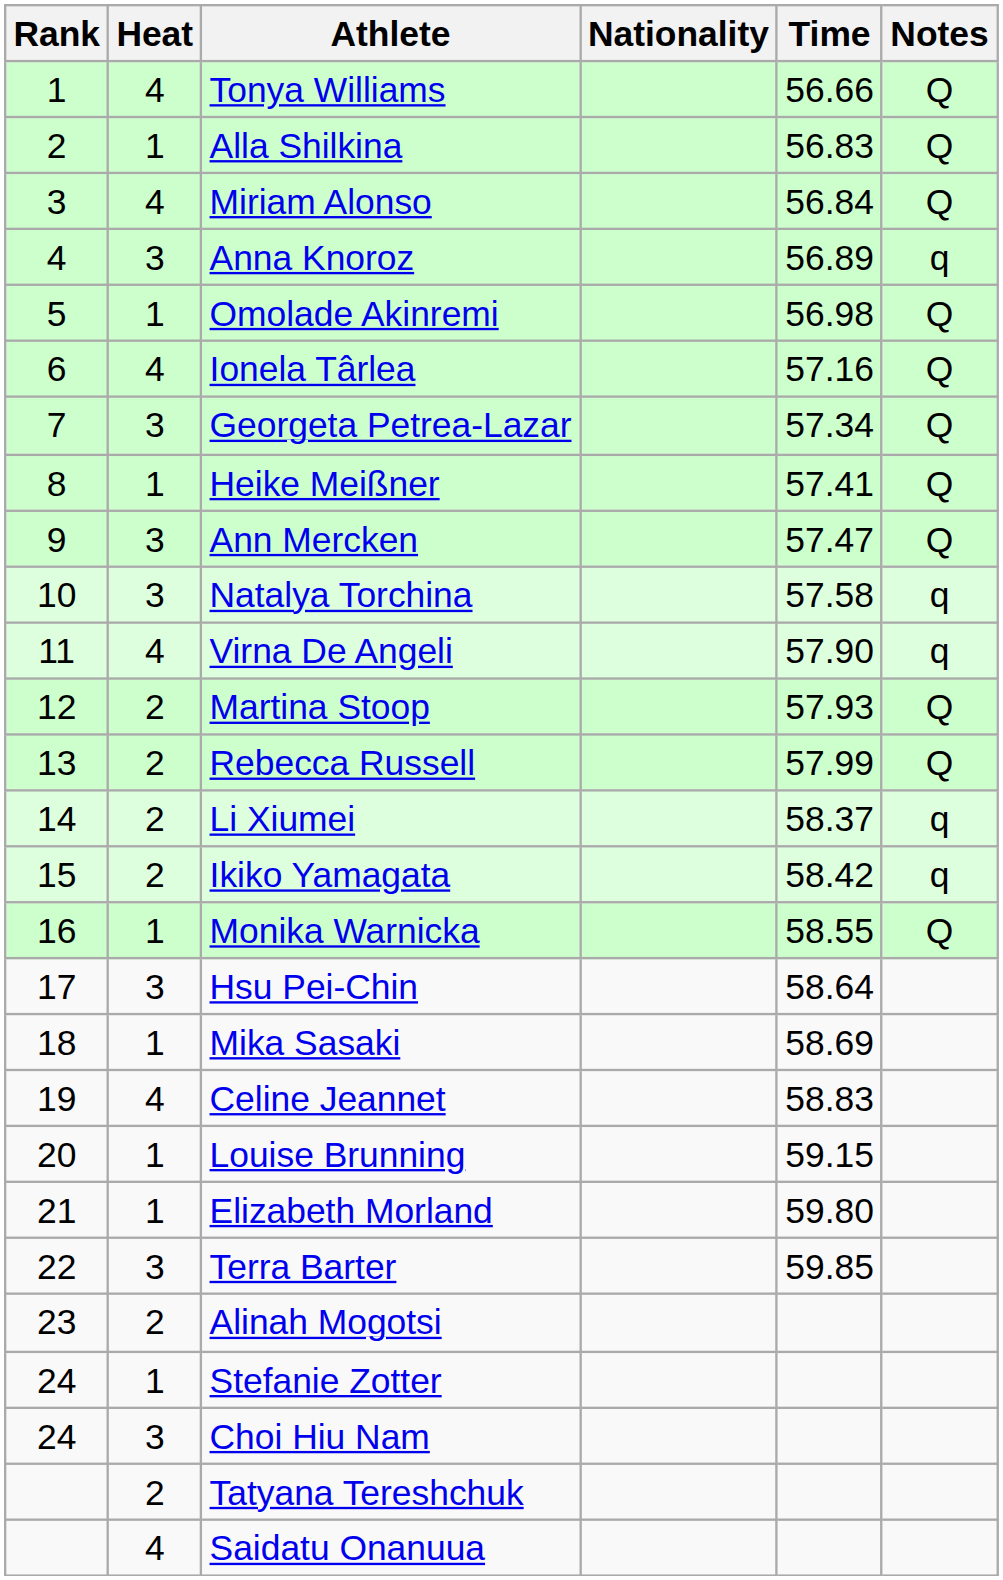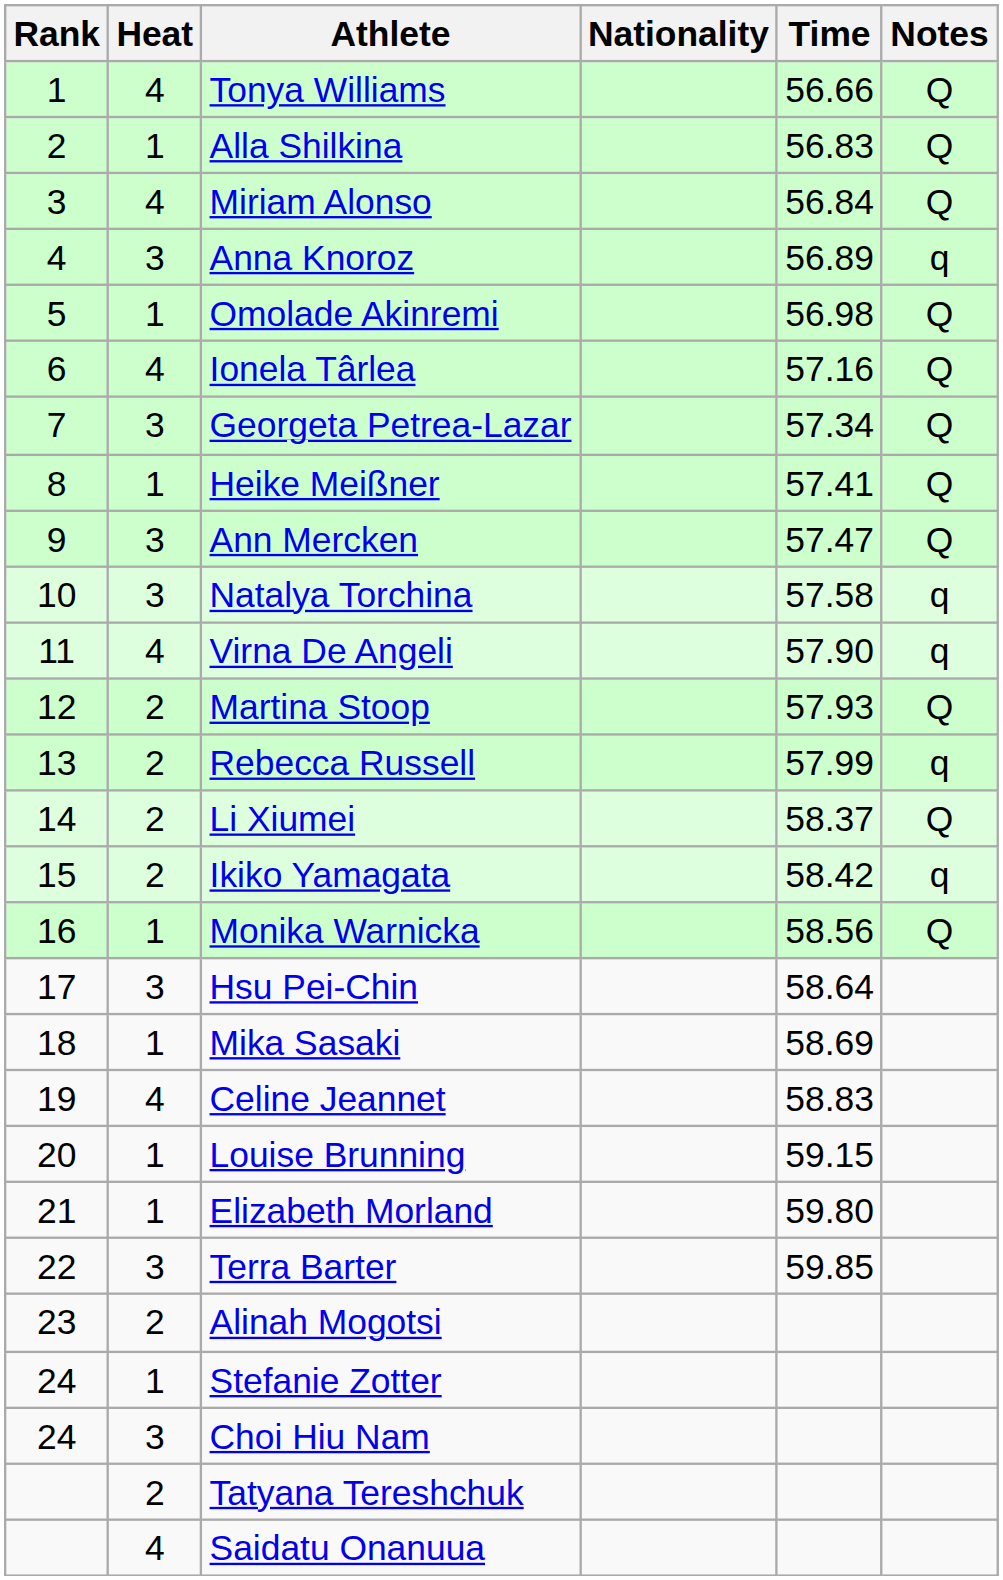(940, 762) Q -> (940, 762) q
(940, 818) q -> (940, 818) Q
(830, 930) 58.55 -> (830, 930) 58.56
